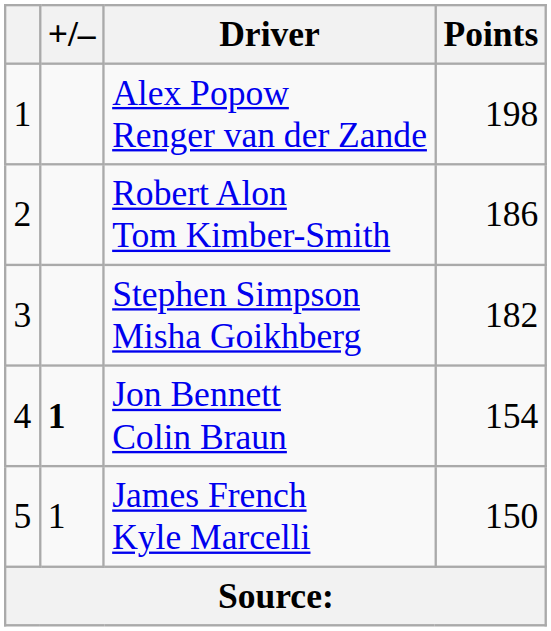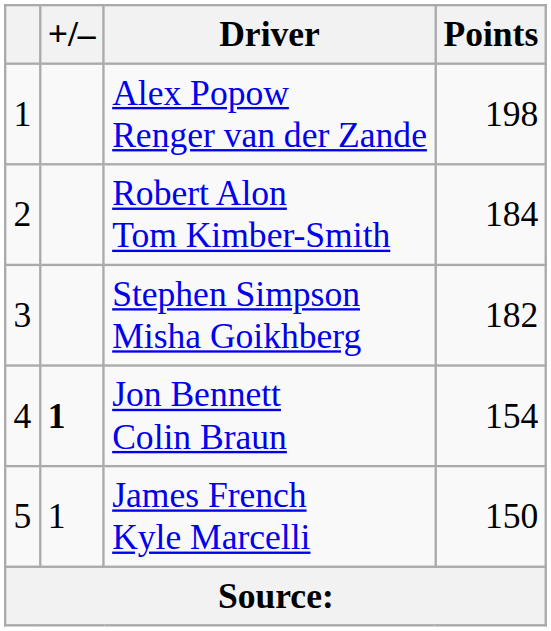(512, 214) 186 -> (512, 214) 184
